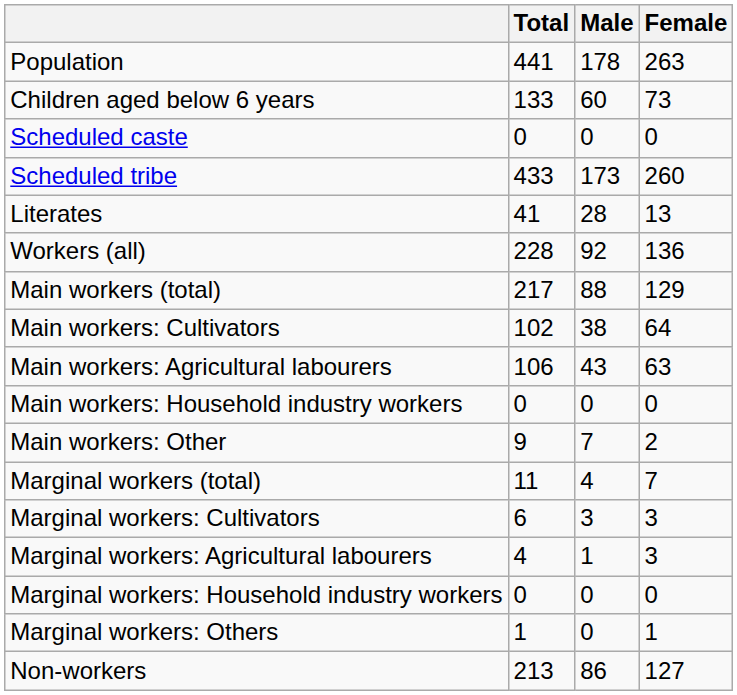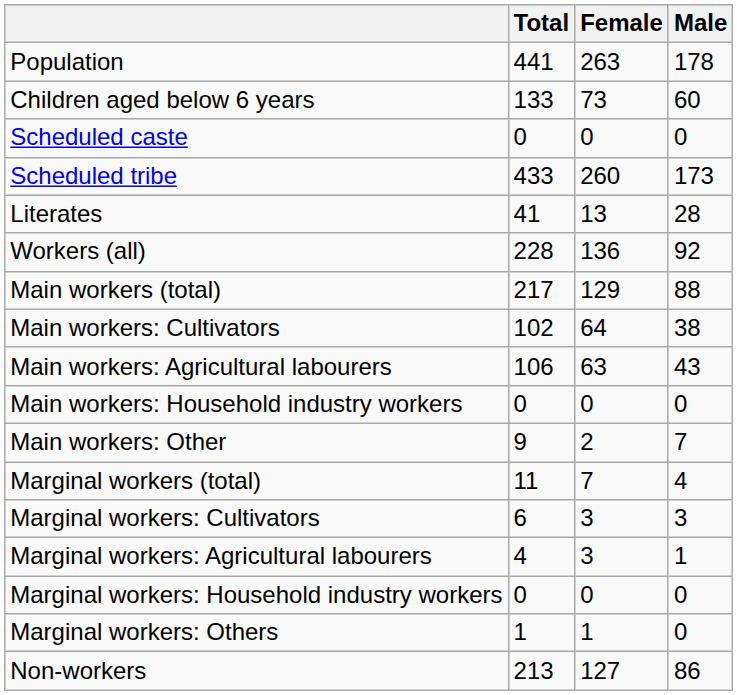columns swapped: (607, 23) <-> (686, 23)
